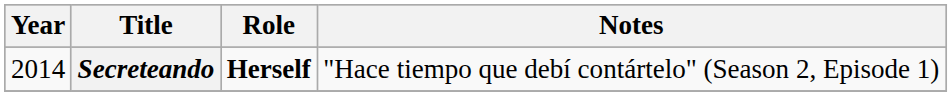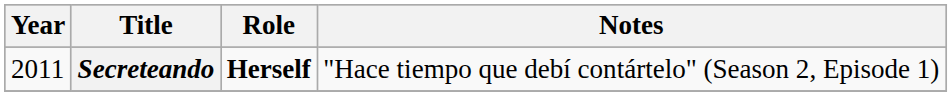(38, 68) 2014 -> (38, 68) 2011
